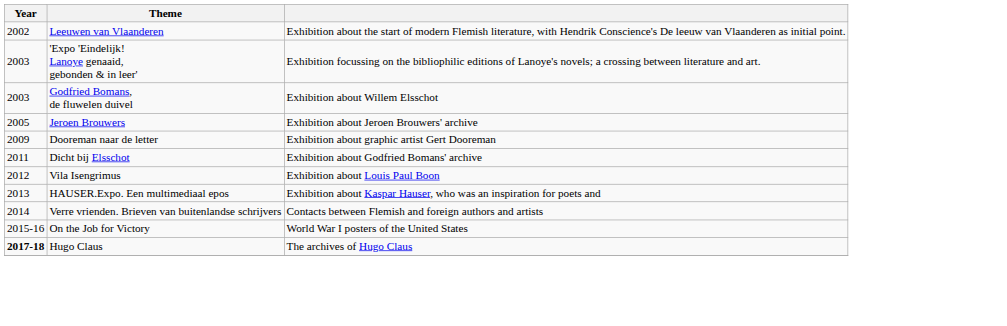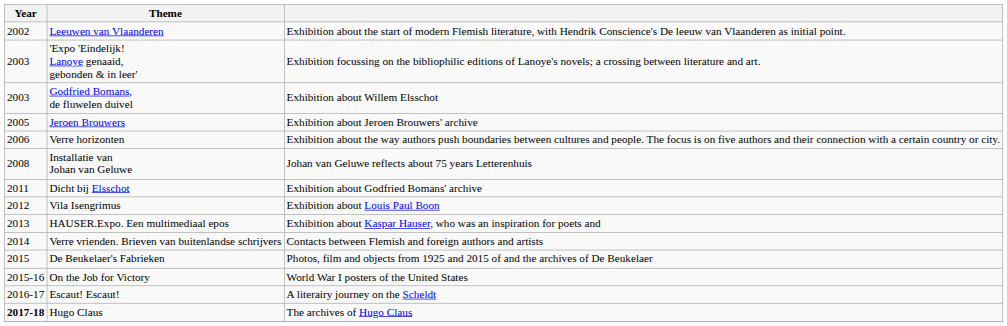+ row: (87, 139)
+ row: (91, 164)
- row: (104, 139)
+ row: (107, 259)
+ row: (84, 294)
